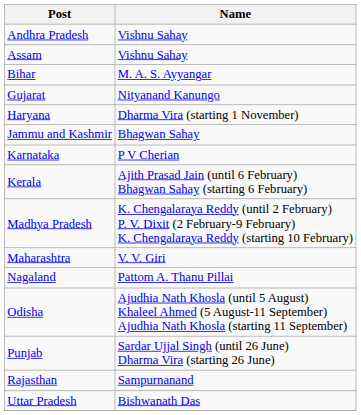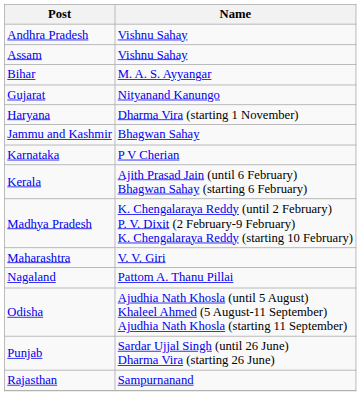- row: (42, 400)
